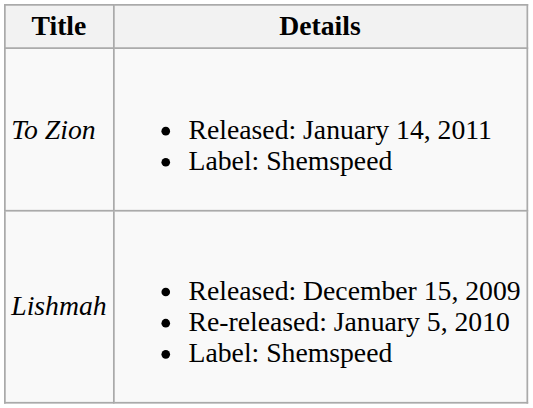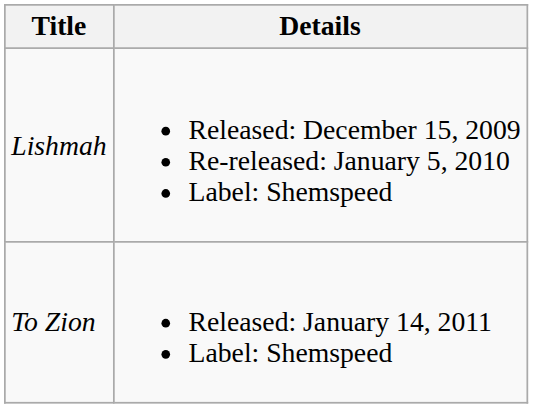rows swapped: (59, 306) <-> (53, 129)
